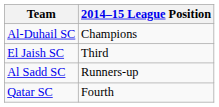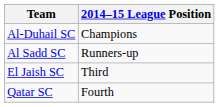rows swapped: (36, 72) <-> (36, 53)
